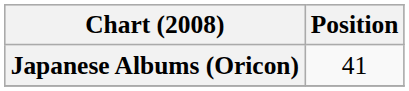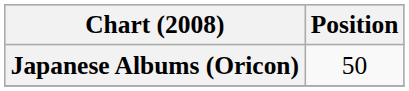(355, 65) 41 -> (355, 65) 50
